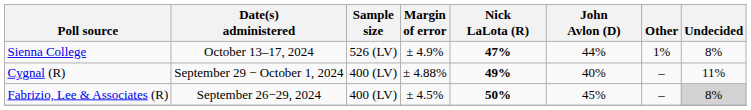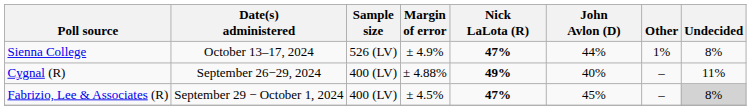(259, 73) September 29 − October 1, 2024 -> (259, 73) September 26−29, 2024
(259, 95) September 26−29, 2024 -> (259, 95) September 29 − October 1, 2024
(498, 95) 50% -> (498, 95) 47%
